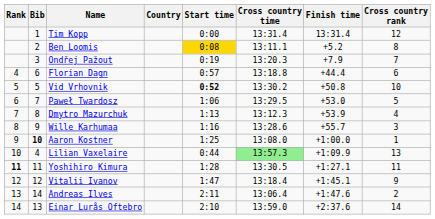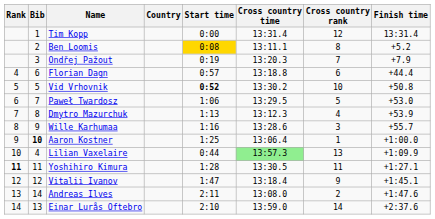columns swapped: (396, 16) <-> (333, 16)
(270, 141) 13:08.0 -> (270, 141) 13:06.4
(270, 194) 13:06.4 -> (270, 194) 13:08.0
